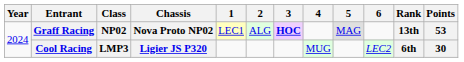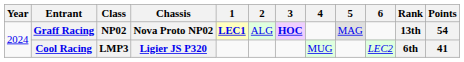(231, 30) normal -> (232, 30) bold
(441, 30) 53 -> (442, 30) 54
(441, 48) 30 -> (442, 48) 41
